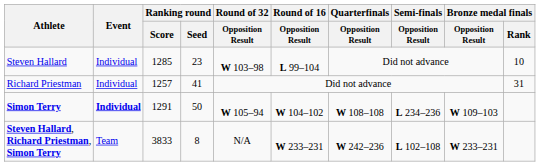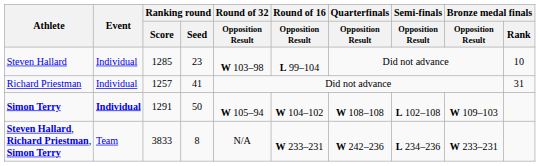(418, 113) L 234–236 -> (418, 113) L 102–108
(418, 147) L 102–108 -> (418, 147) L 234–236
